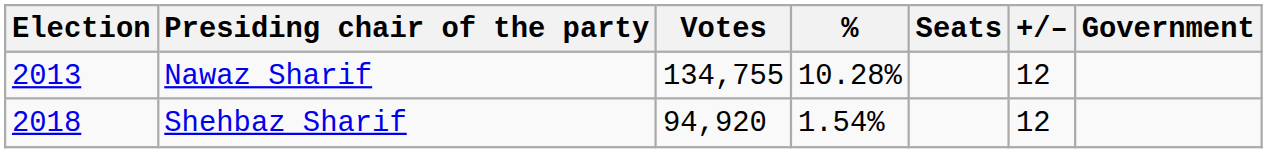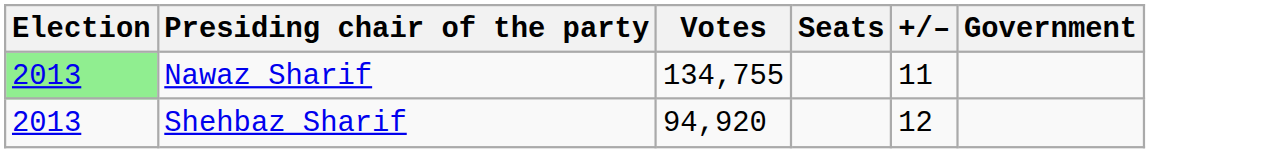- column: (850, 29)
(47, 76) no background -> (47, 76) lightgreen background
(1033, 76) 12 -> (916, 76) 11
(47, 123) 2018 -> (47, 123) 2013
